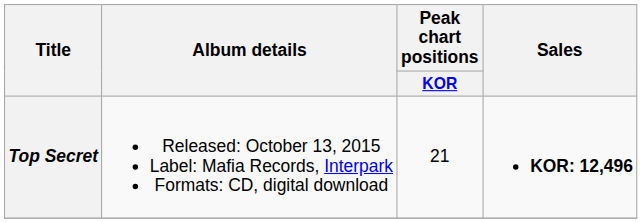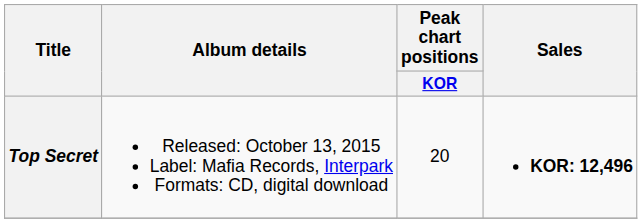(440, 156) 21 -> (440, 156) 20
